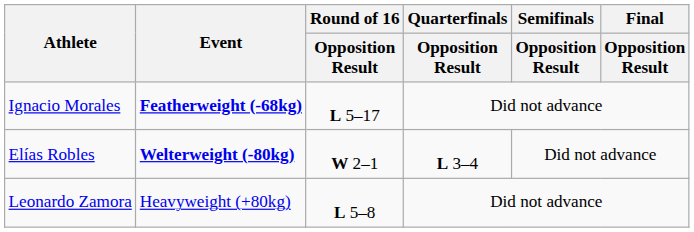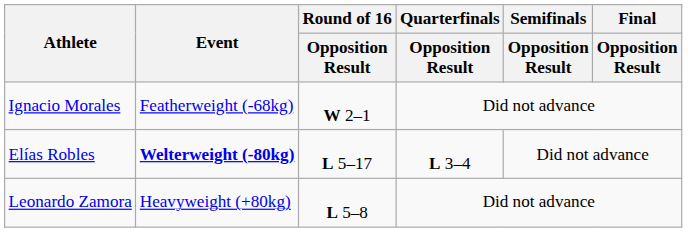(221, 105) bold -> (217, 105) normal
(355, 116) L 5–17 -> (347, 116) W 2–1
(355, 164) W 2–1 -> (347, 164) L 5–17
